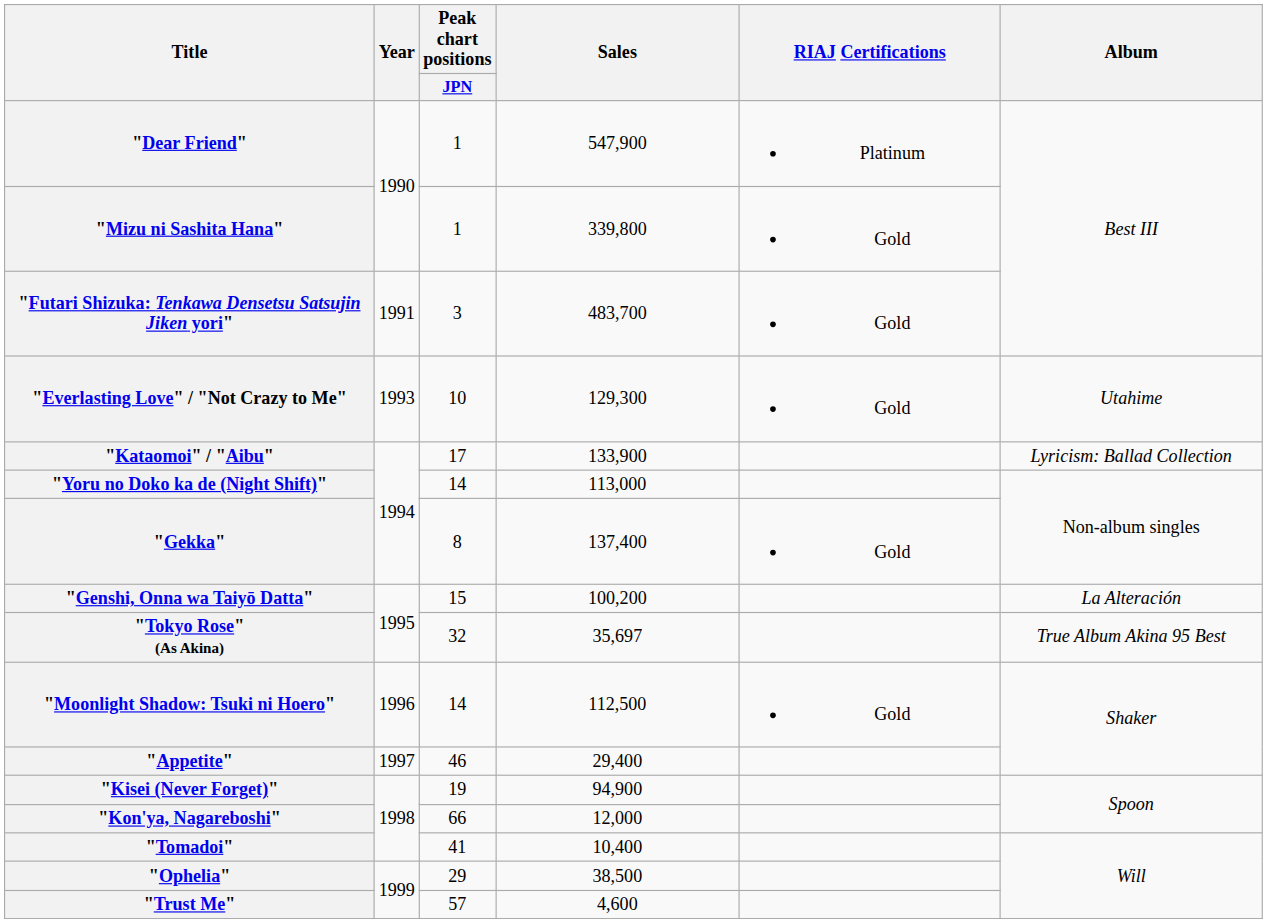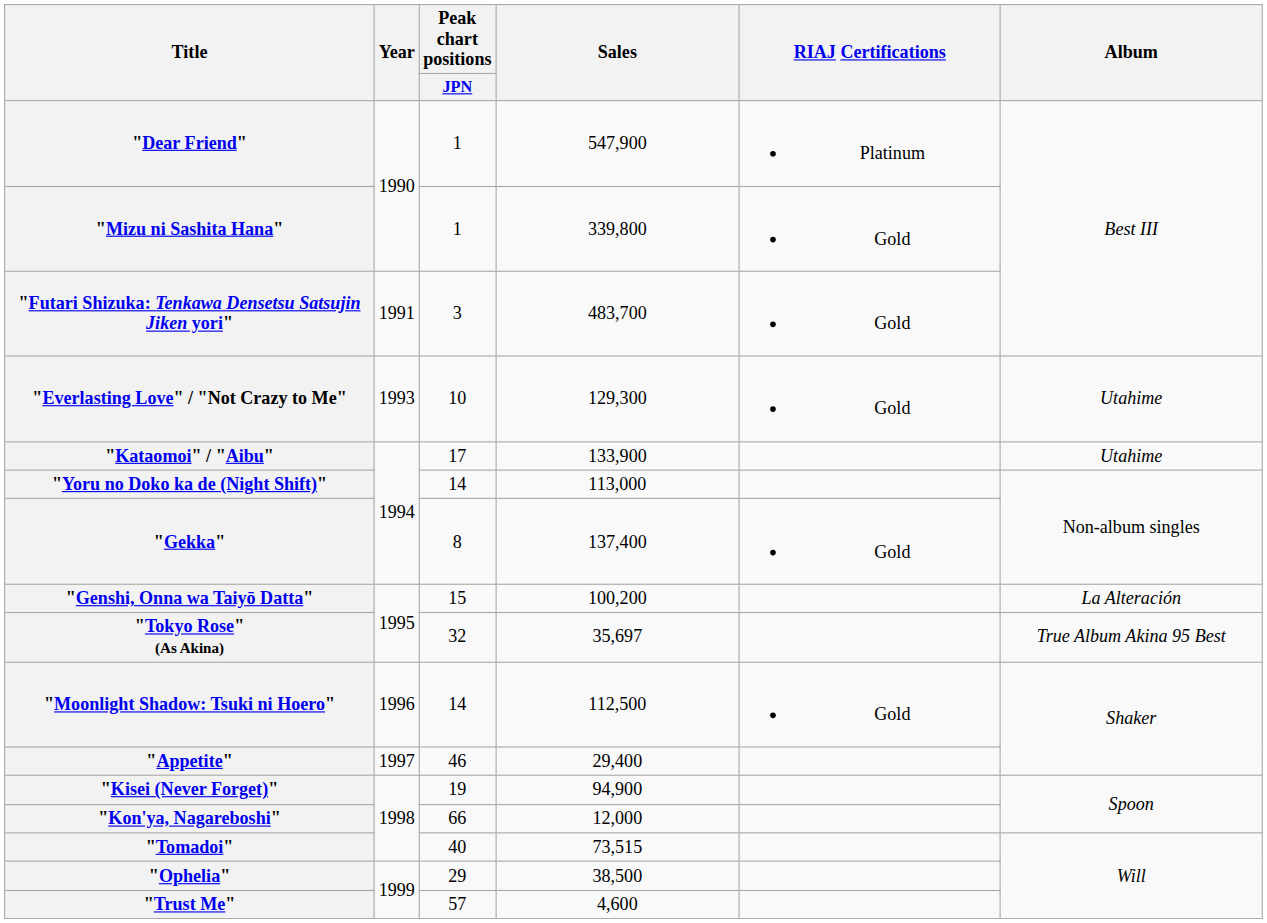(1131, 455) Lyricism: Ballad Collection -> (1131, 455) Utahime
(457, 847) 41 -> (457, 847) 40
(617, 847) 10,400 -> (617, 847) 73,515
